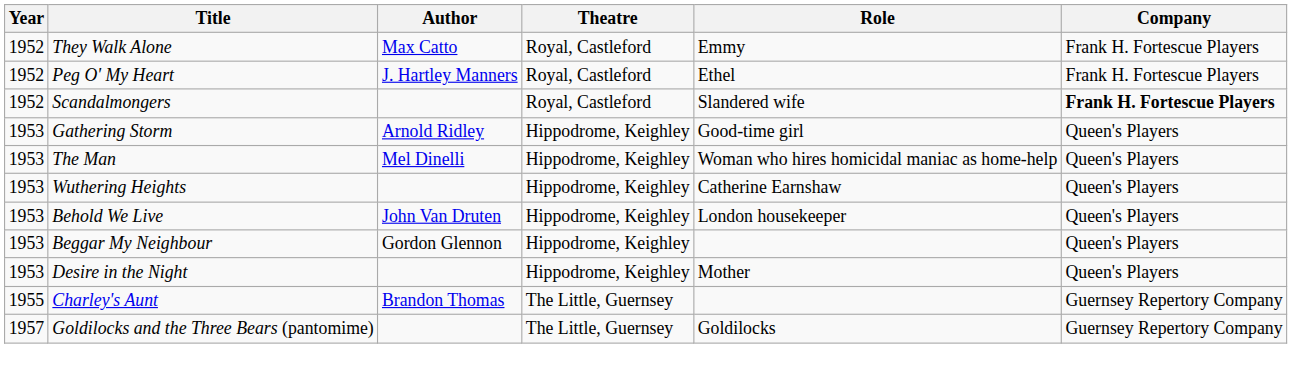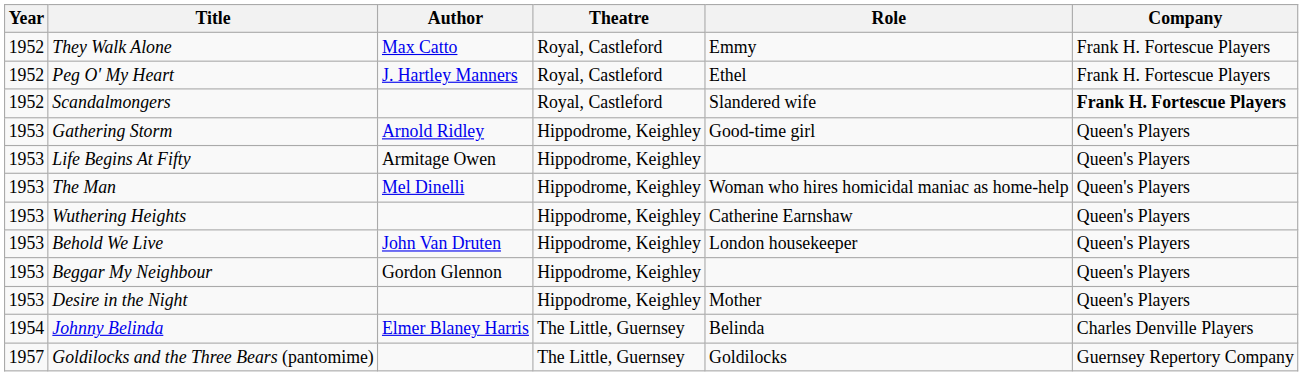+ row: (121, 159)
+ row: (108, 328)
- row: (105, 300)
